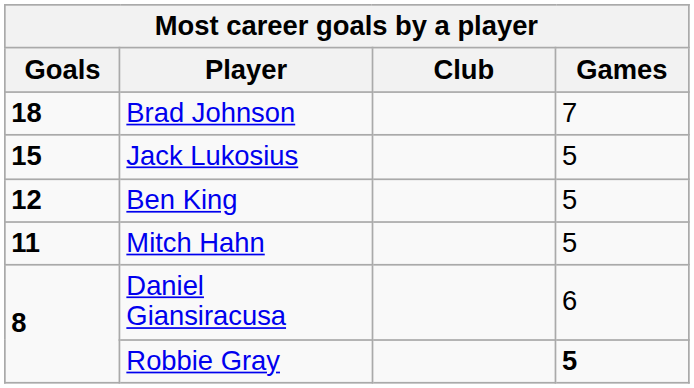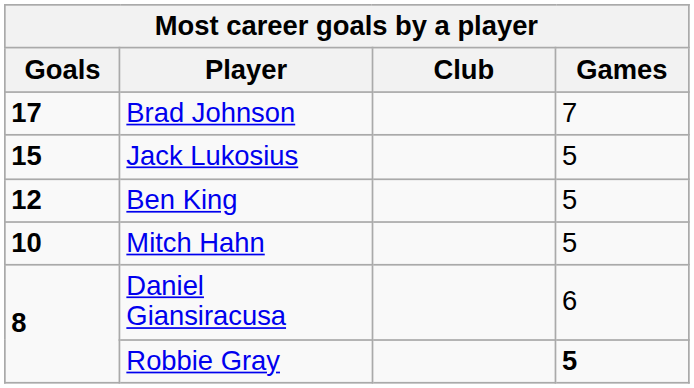(26, 112) 18 -> (26, 112) 17
(26, 243) 11 -> (26, 243) 10
